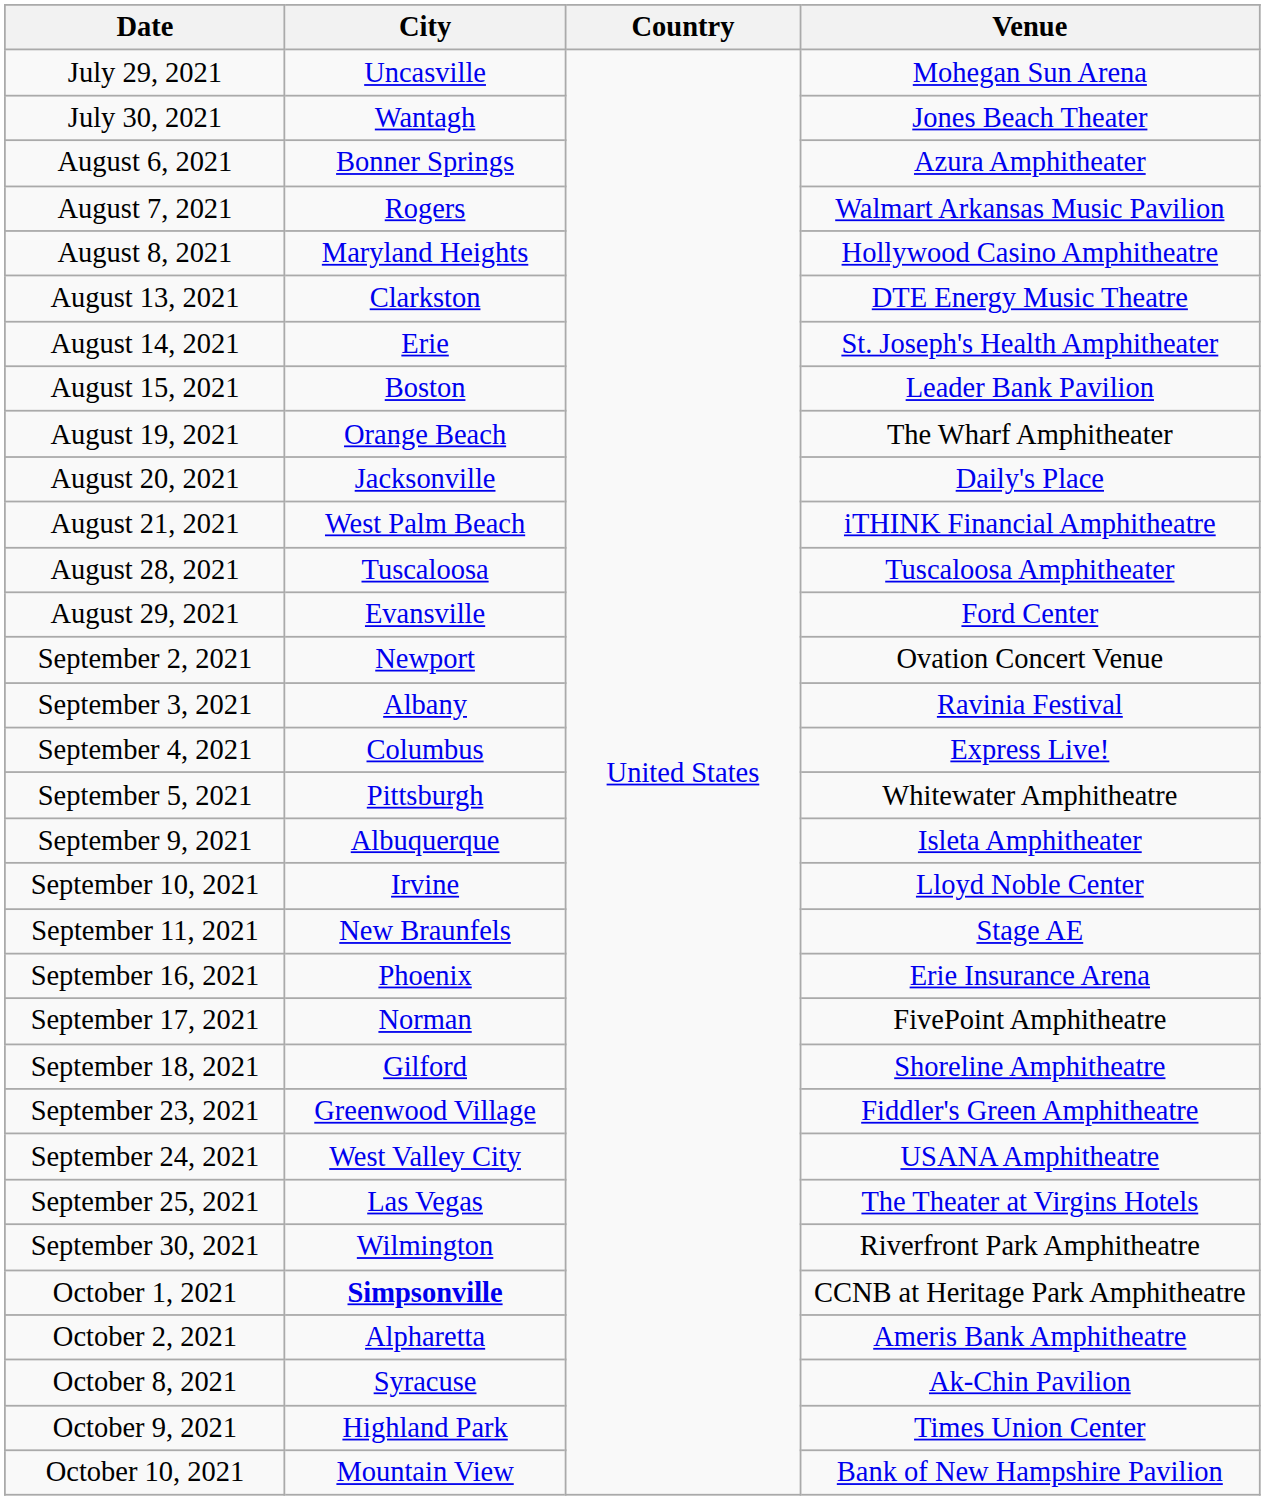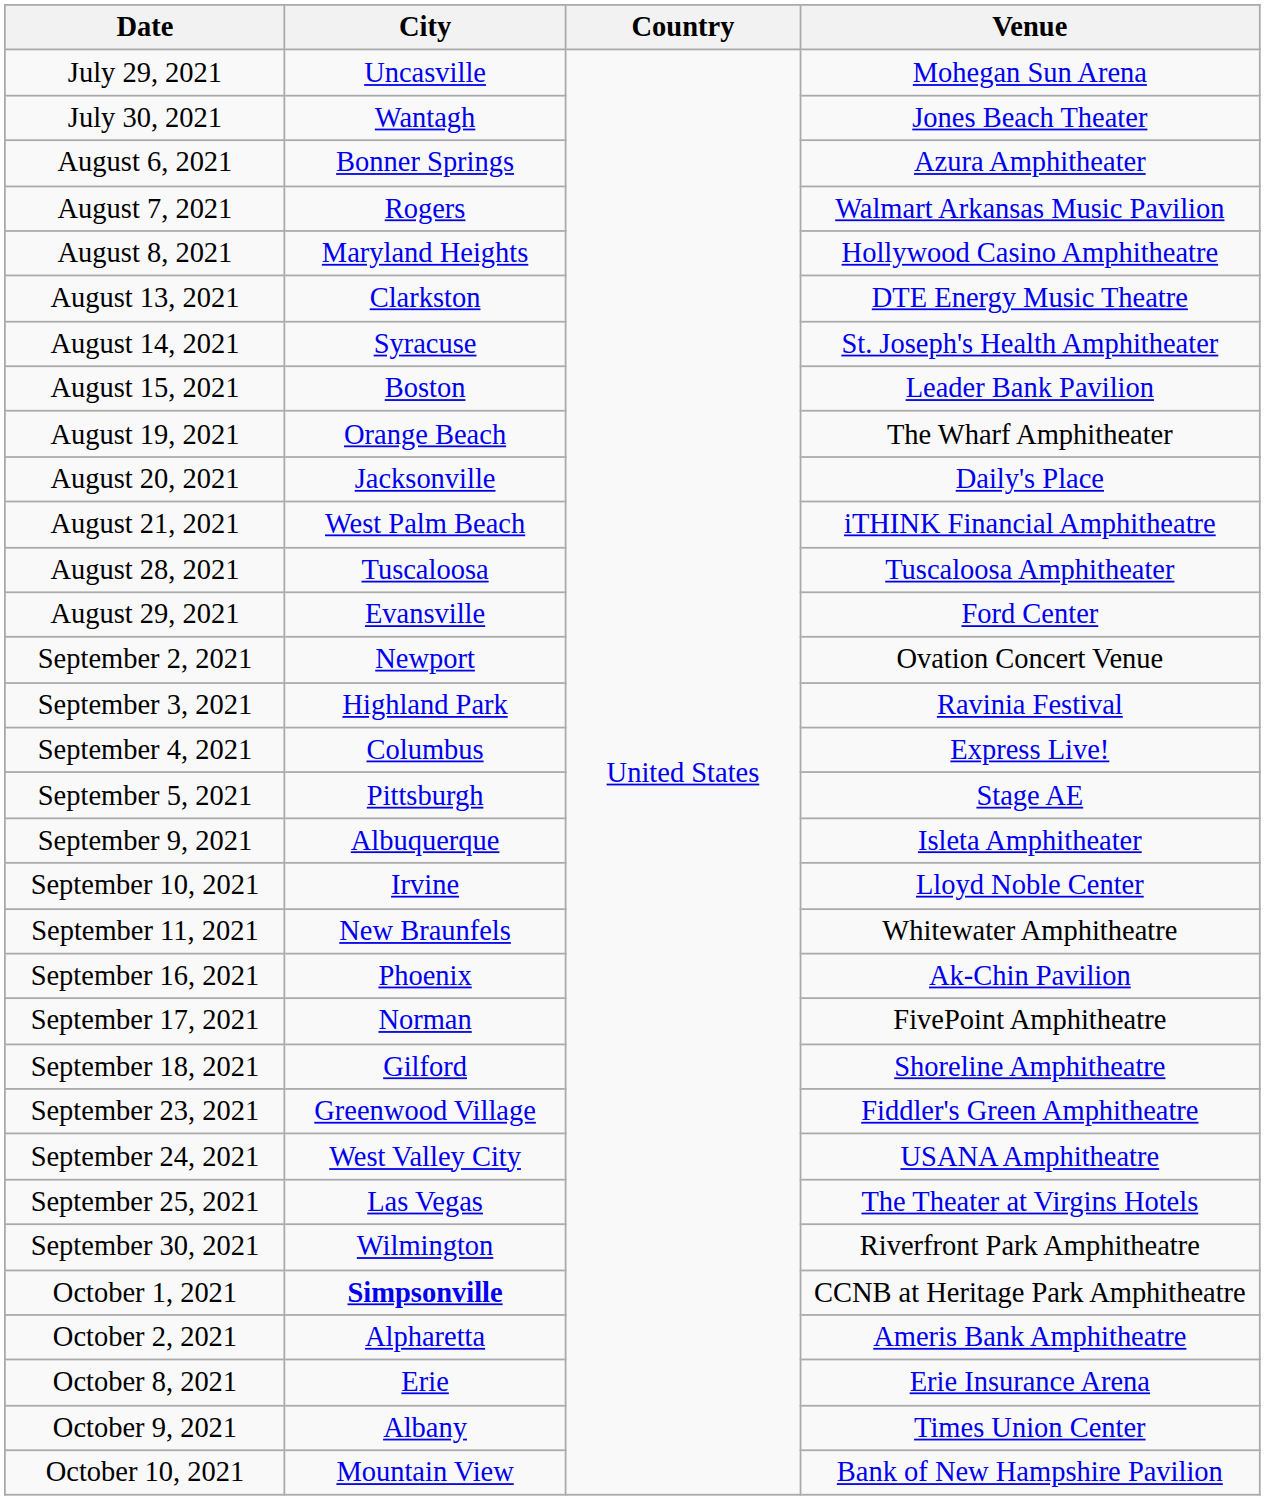(425, 343) Erie -> (425, 343) Syracuse
(425, 704) Albany -> (425, 704) Highland Park
(1030, 794) Whitewater Amphitheatre -> (1030, 794) Stage AE
(1030, 930) Stage AE -> (1030, 930) Whitewater Amphitheatre
(1030, 975) Erie Insurance Arena -> (1030, 975) Ak-Chin Pavilion
(425, 1382) Syracuse -> (425, 1382) Erie
(1030, 1382) Ak-Chin Pavilion -> (1030, 1382) Erie Insurance Arena
(425, 1427) Highland Park -> (425, 1427) Albany
